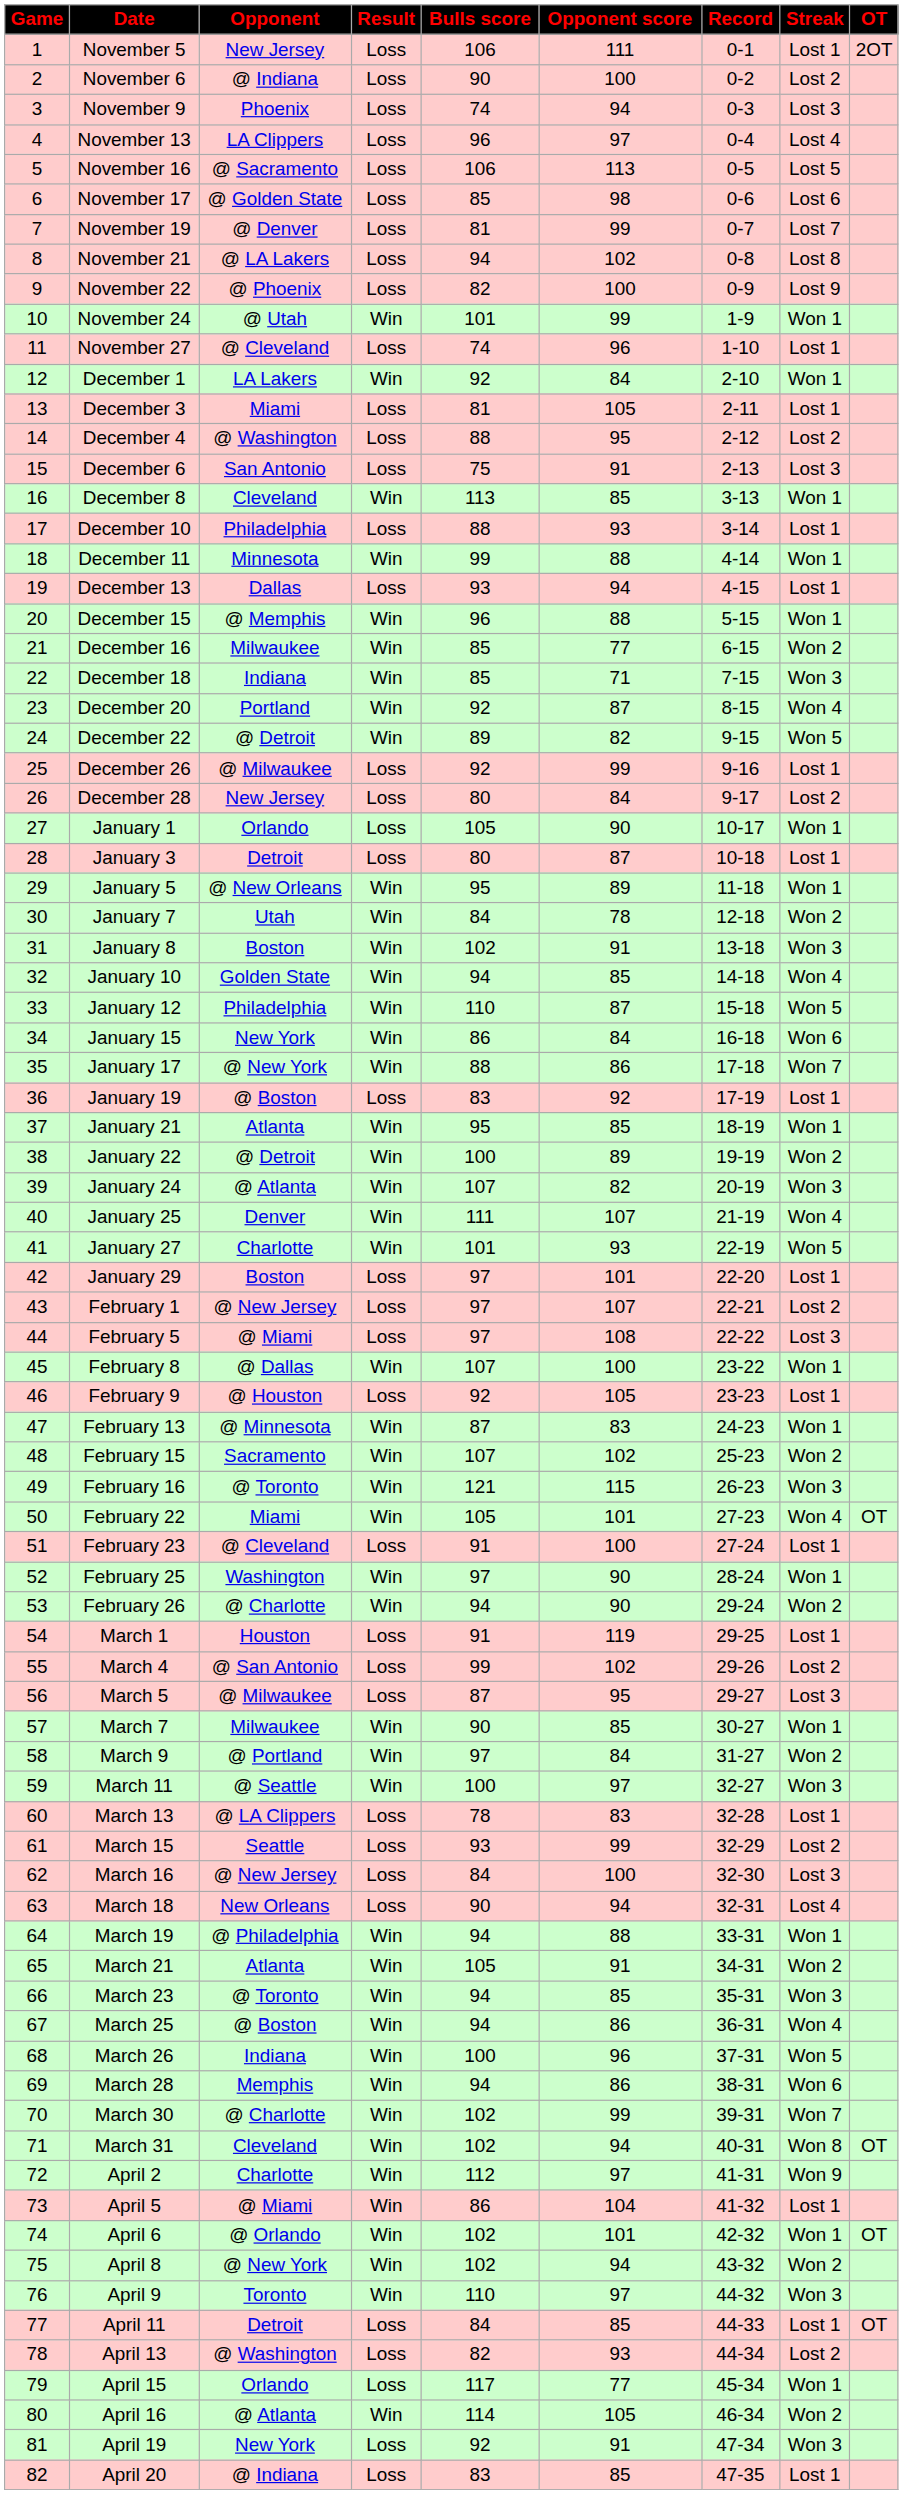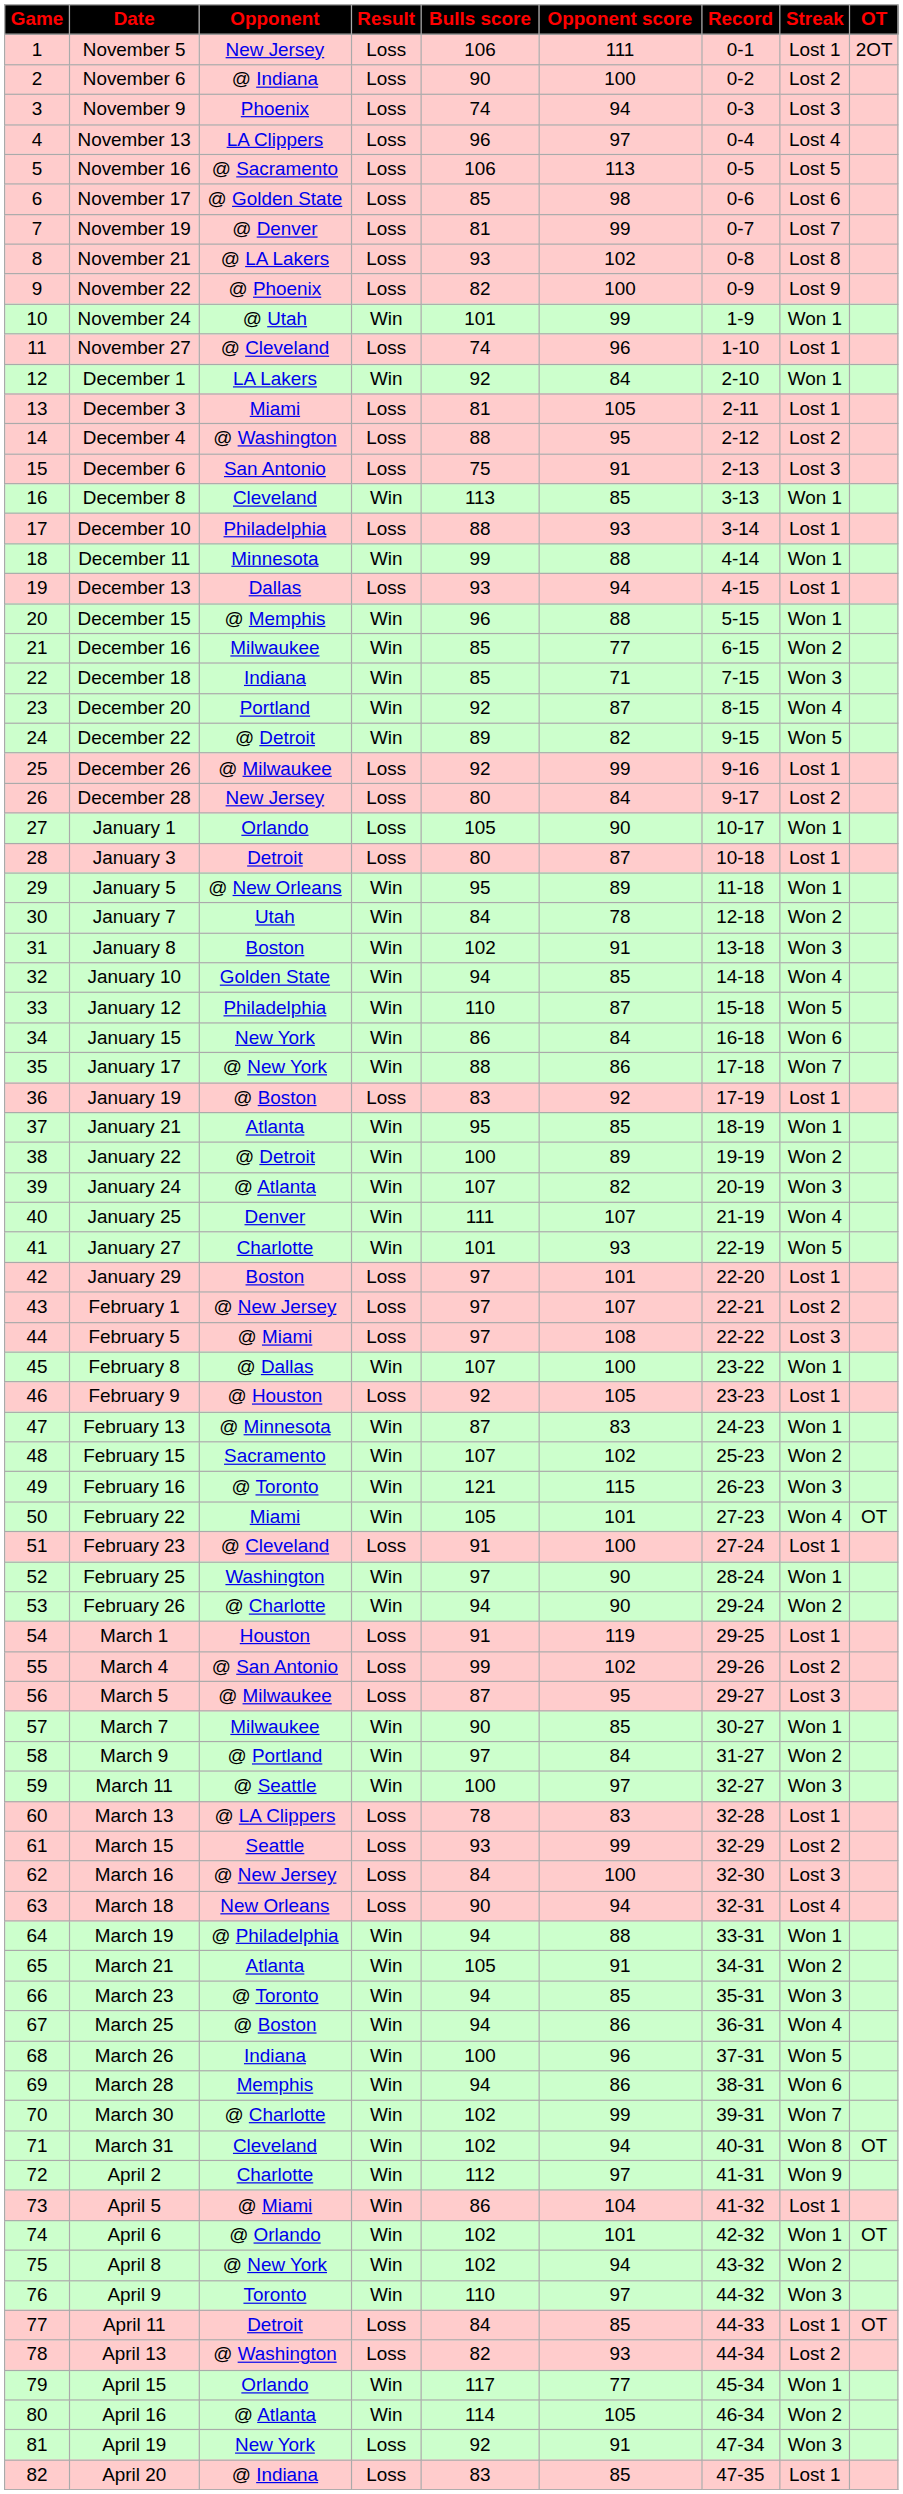(480, 259) 94 -> (480, 259) 93
(386, 2384) Loss -> (386, 2384) Win
